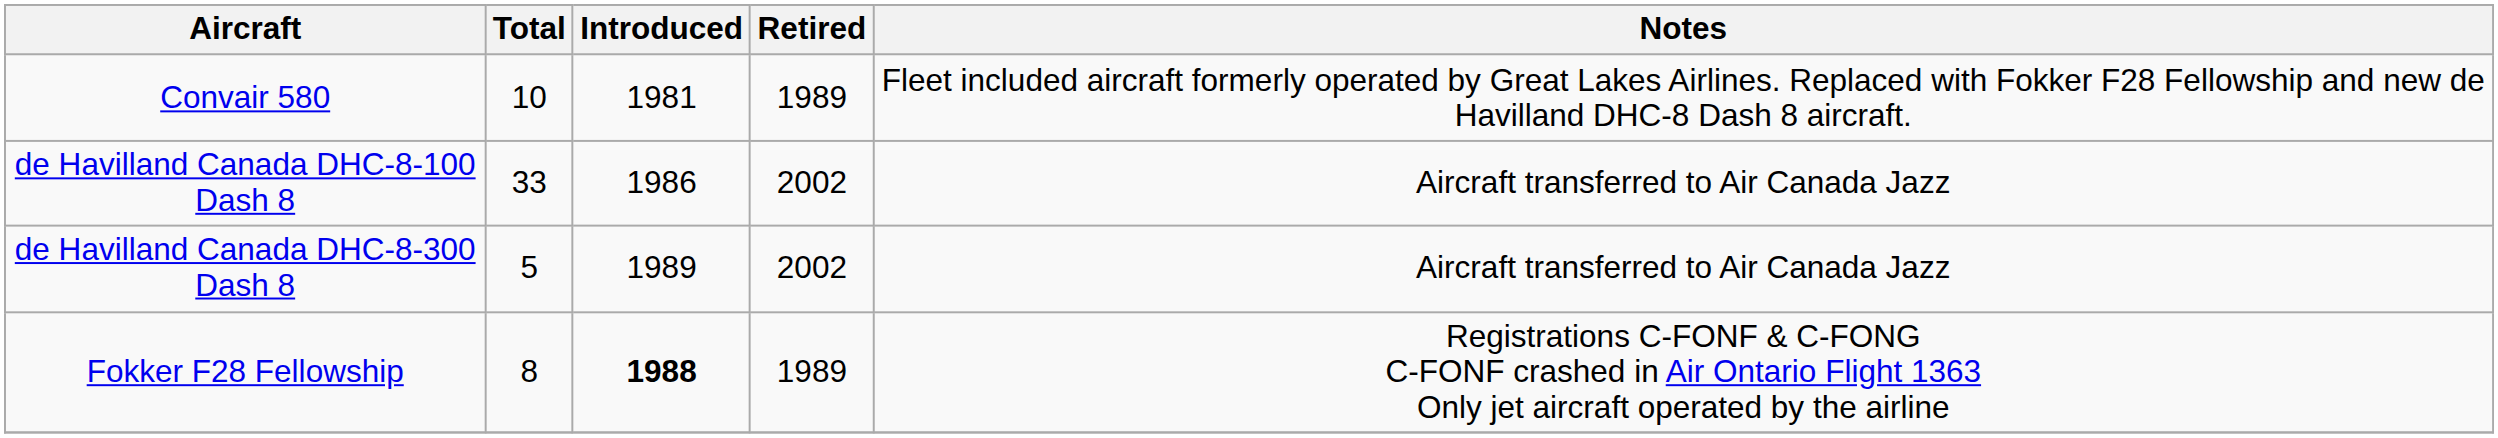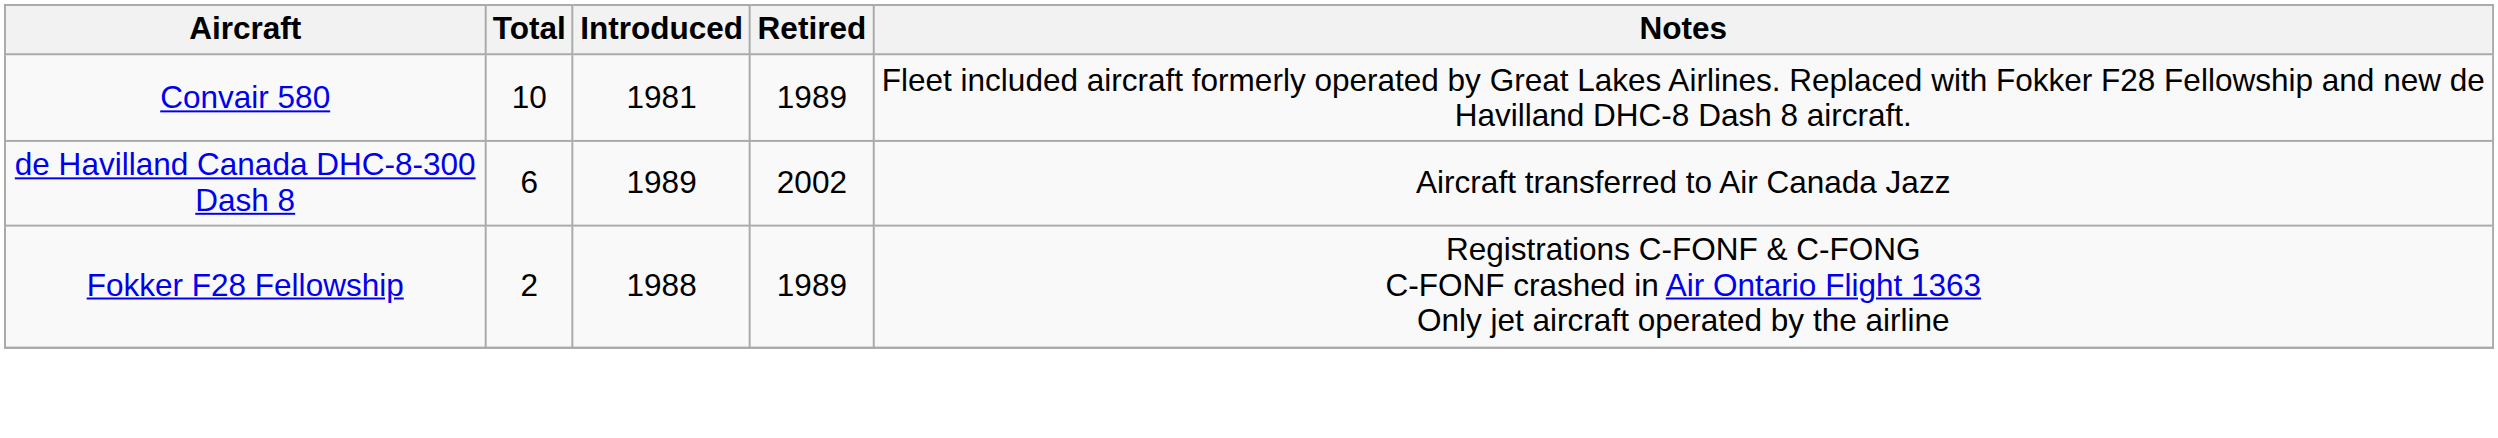- row: (245, 182)
(529, 268) 5 -> (529, 182) 6
(529, 371) 8 -> (529, 285) 2
(662, 371) bold -> (662, 285) normal
